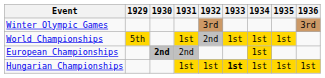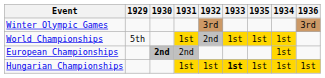columns swapped: (259, 11) <-> (284, 11)
(138, 39) gold background -> (138, 39) no background
